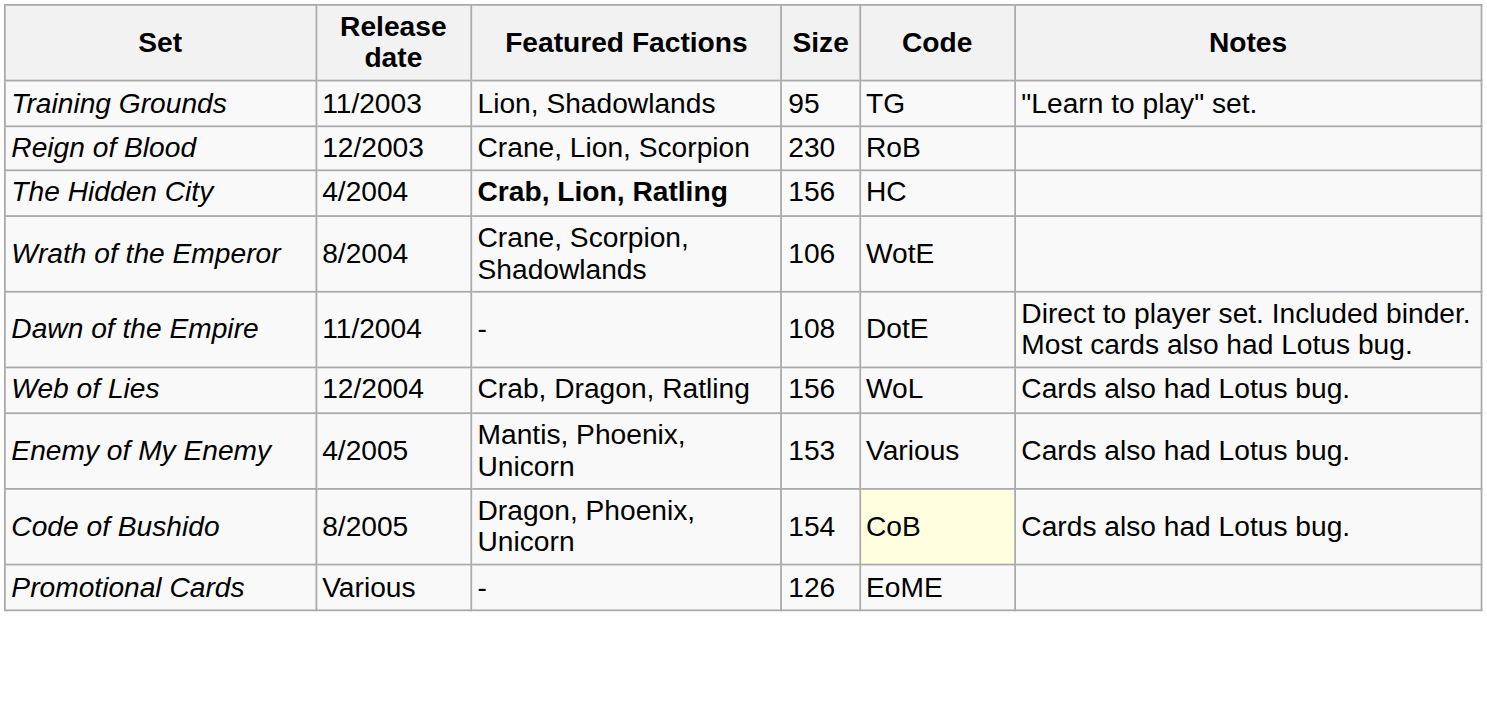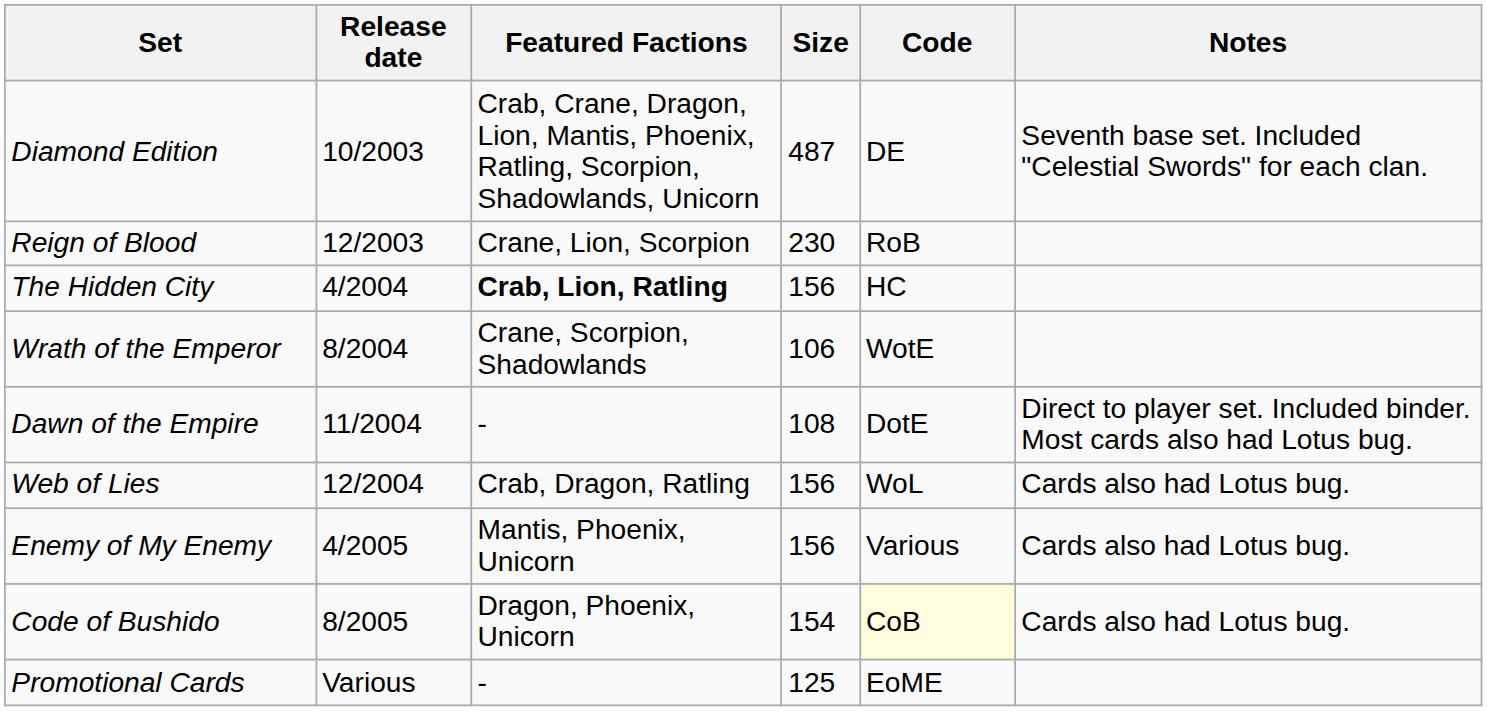+ row: (115, 150)
- row: (119, 103)
(812, 450) 153 -> (812, 545) 156
(812, 587) 126 -> (812, 682) 125
